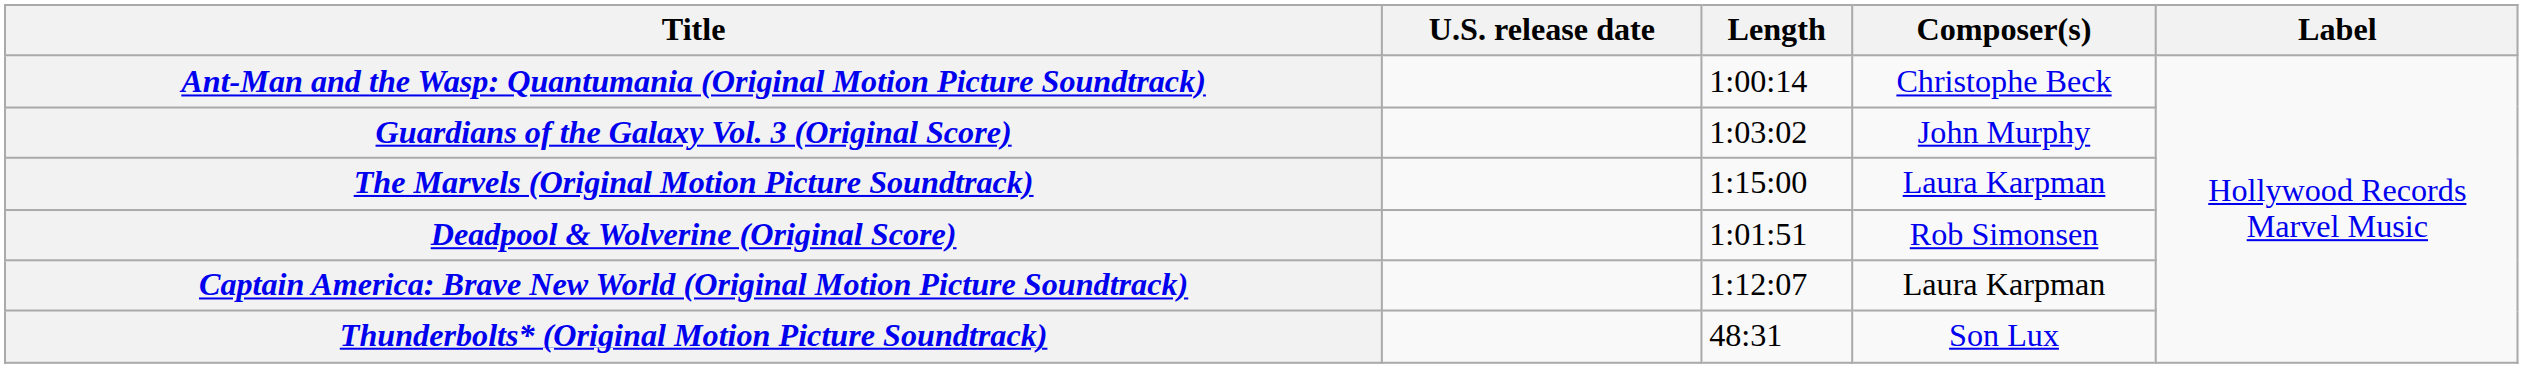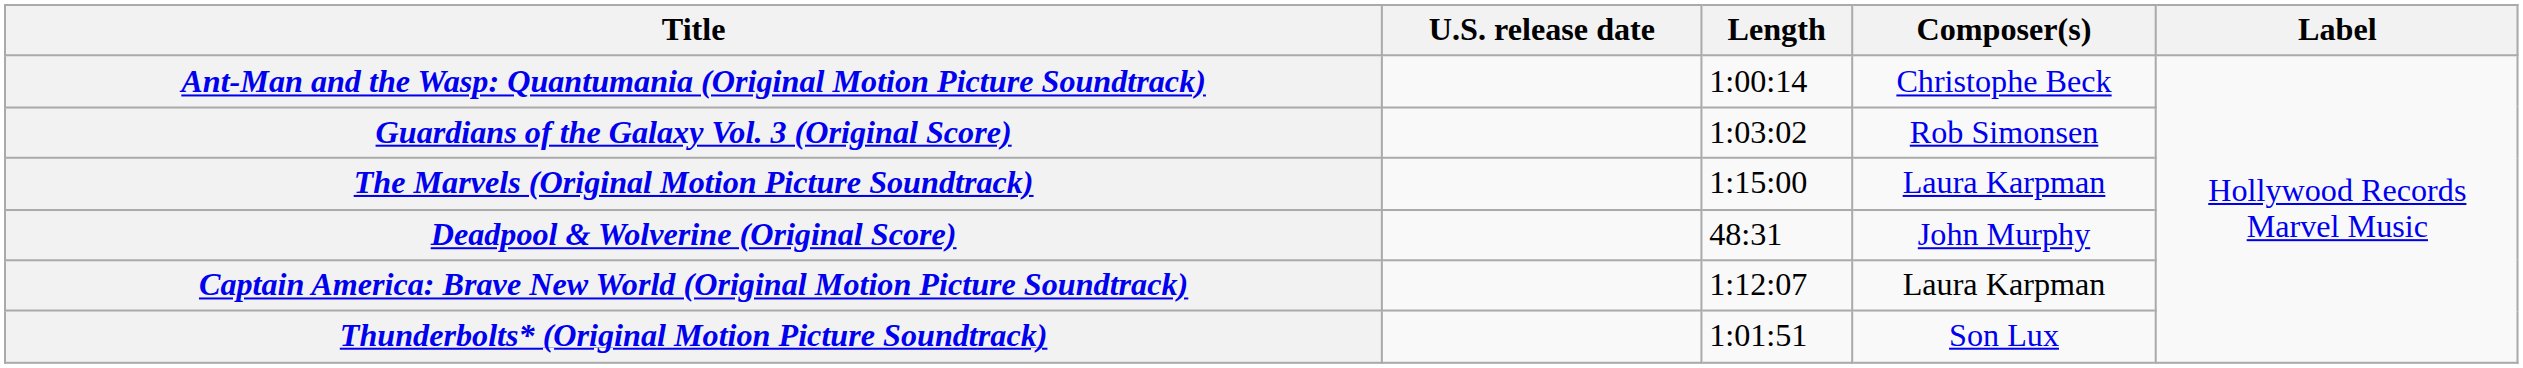(2004, 132) John Murphy -> (2004, 132) Rob Simonsen
(1758, 234) 1:01:51 -> (1746, 234) 48:31
(2004, 234) Rob Simonsen -> (2004, 234) John Murphy
(1746, 336) 48:31 -> (1758, 336) 1:01:51
